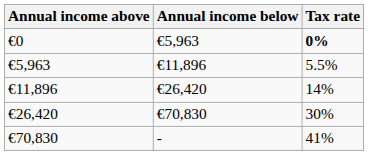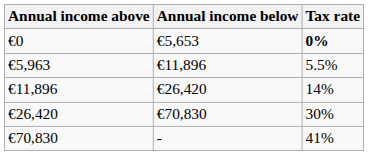(178, 41) €5,963 -> (178, 41) €5,653
